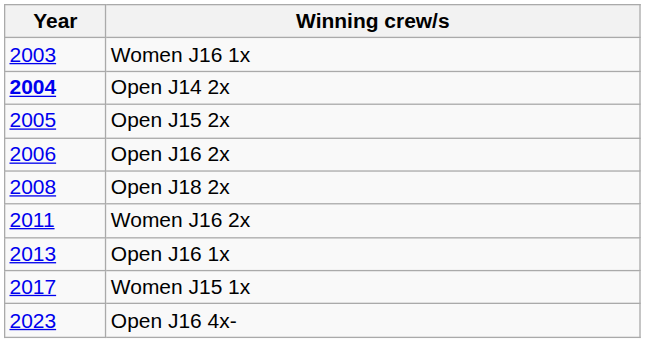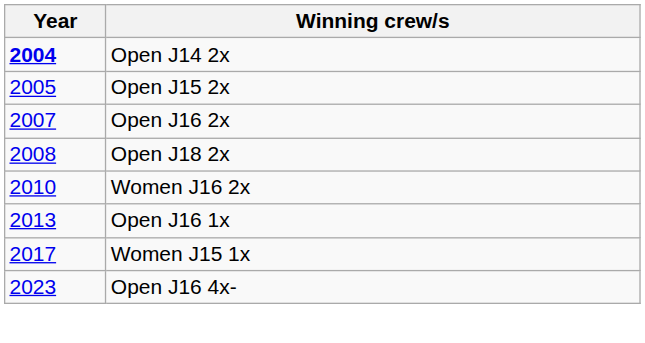- row: (181, 54)
(33, 154) 2006 -> (33, 120) 2007
(32, 220) 2011 -> (33, 187) 2010
